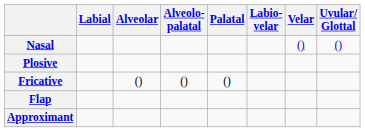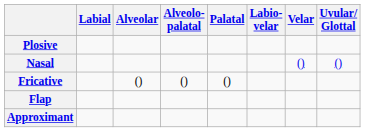rows swapped: (40, 44) <-> (40, 63)
